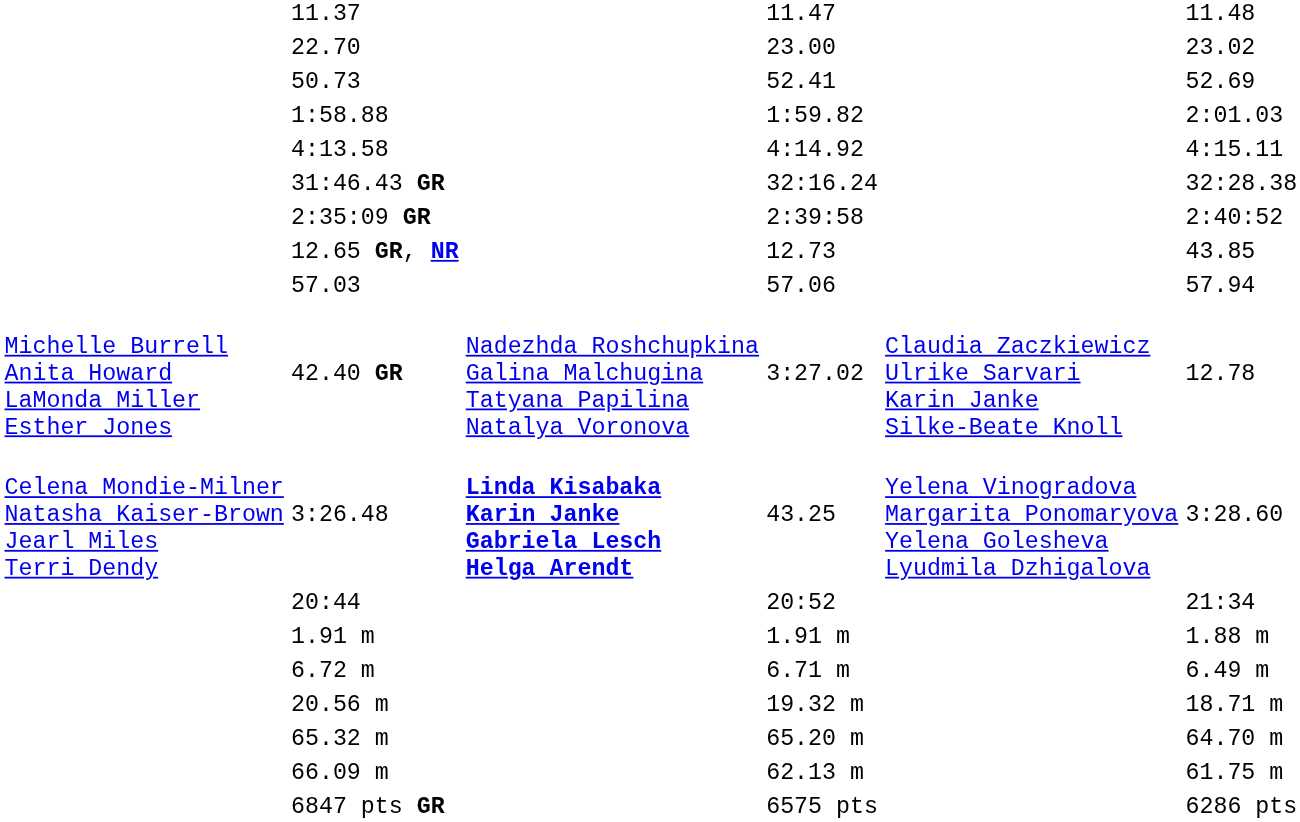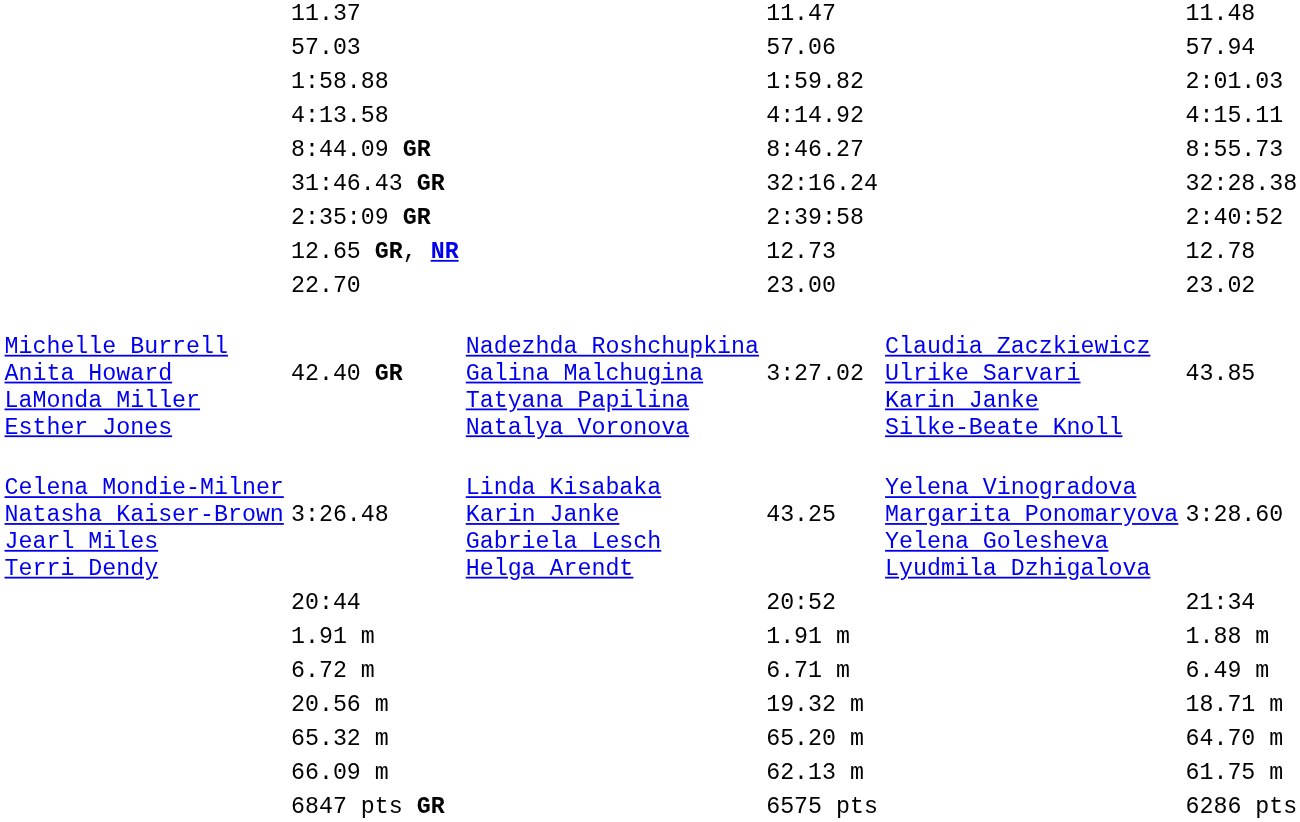rows swapped: (326, 48) <-> (326, 286)
- row: (326, 82)
+ row: (361, 150)
(1220, 252) 43.85 -> (1220, 252) 12.78
(1220, 374) 12.78 -> (1220, 374) 43.85
(564, 528) bold -> (564, 528) normal
